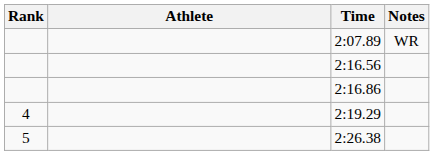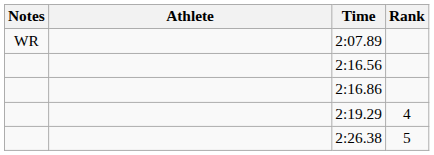columns swapped: (26, 16) <-> (406, 16)
